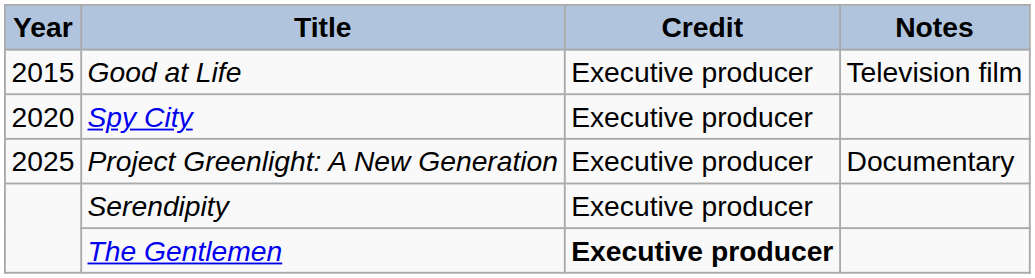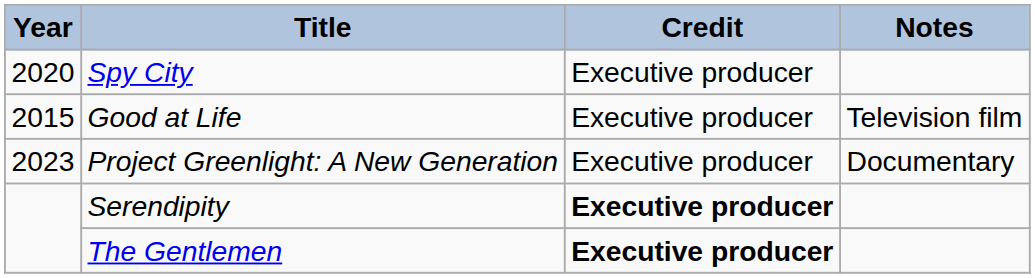rows swapped: (164, 72) <-> (140, 117)
(43, 162) 2025 -> (43, 162) 2023
(692, 207) normal -> (702, 207) bold
